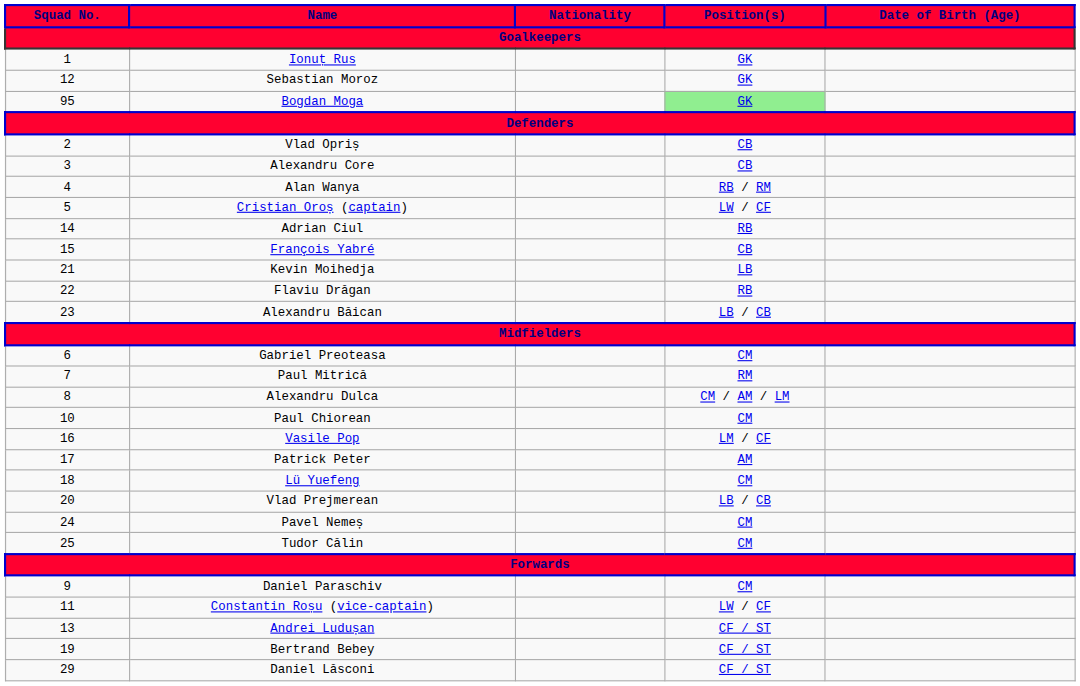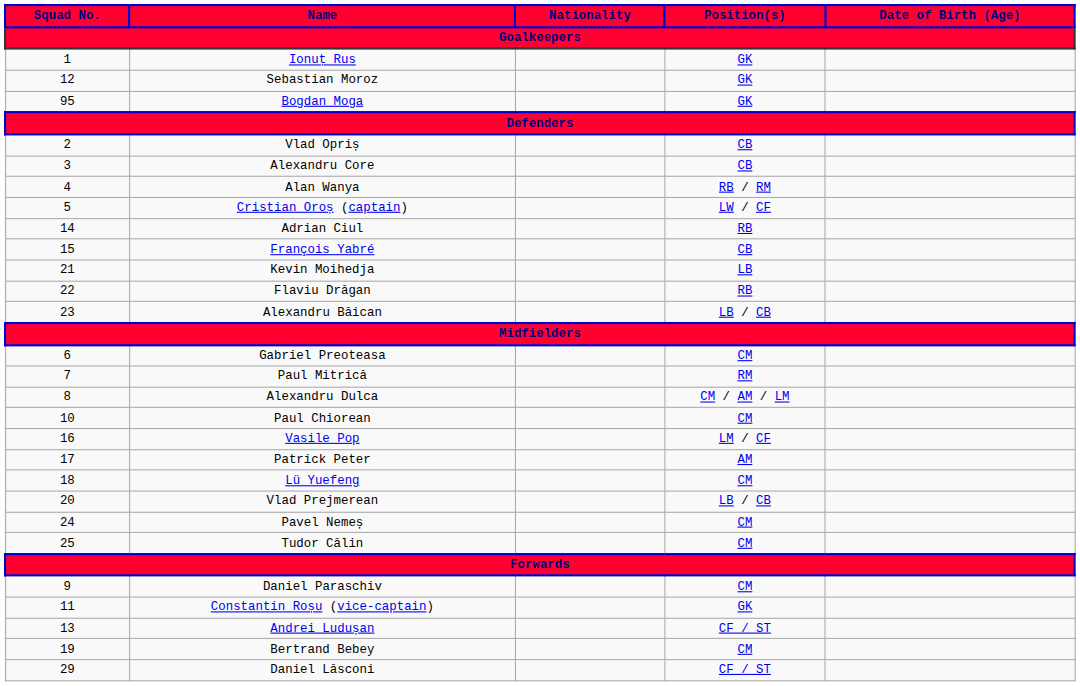(745, 101) lightgreen background -> (745, 101) no background
(745, 607) LW / CF -> (745, 607) GK
(745, 649) CF / ST -> (745, 649) CM
